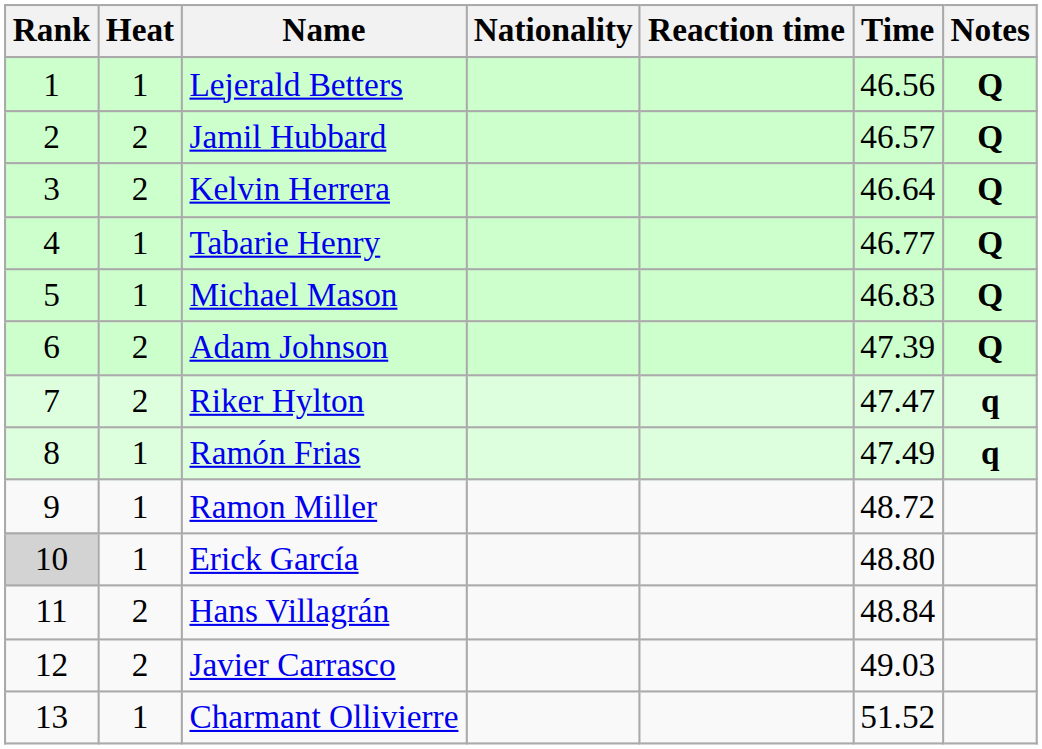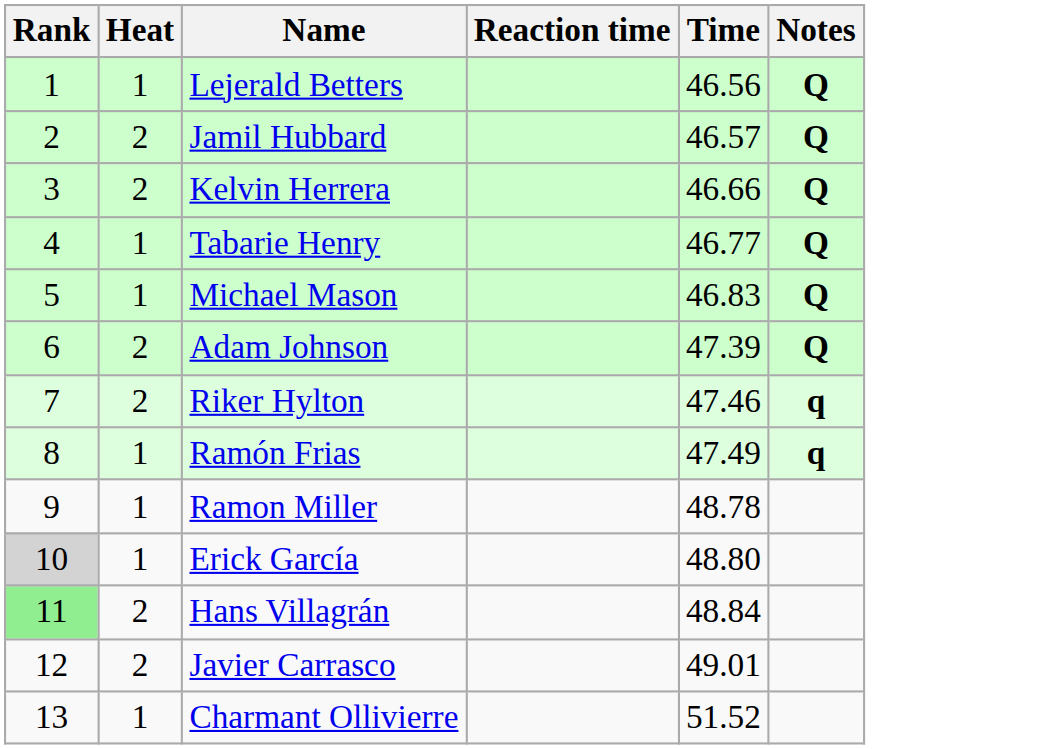- column: (553, 30)
(898, 189) 46.64 -> (723, 189) 46.66
(898, 400) 47.47 -> (723, 400) 47.46
(898, 505) 48.72 -> (723, 505) 48.78
(52, 611) no background -> (52, 611) lightgreen background
(898, 664) 49.03 -> (723, 664) 49.01
